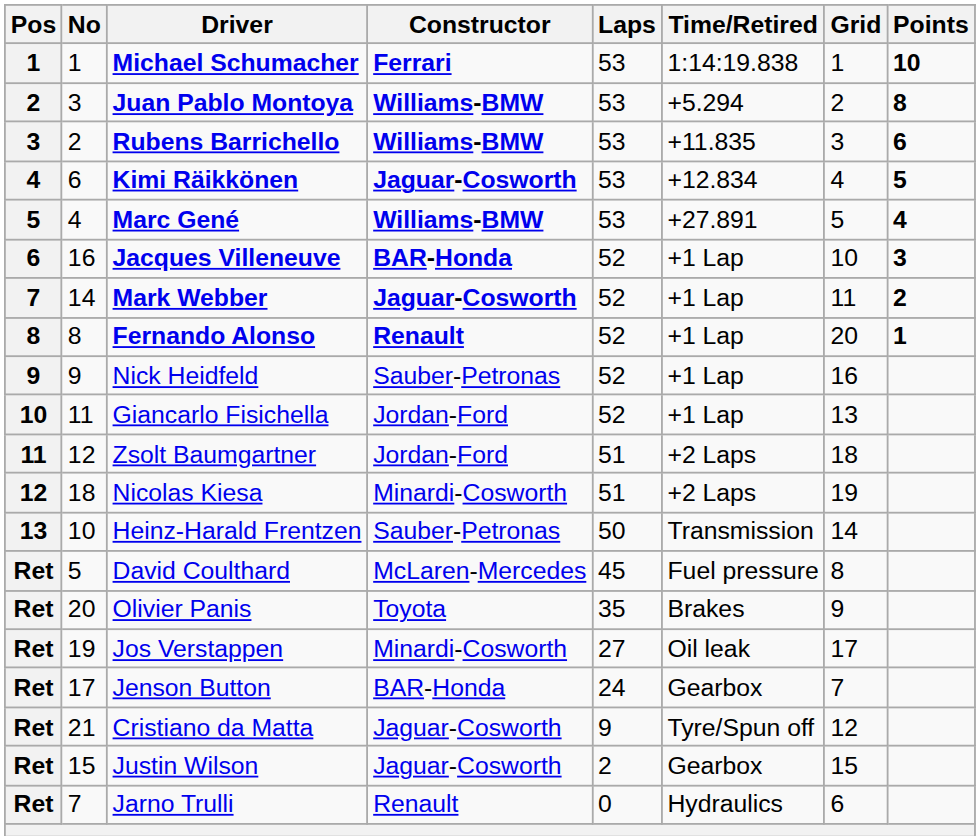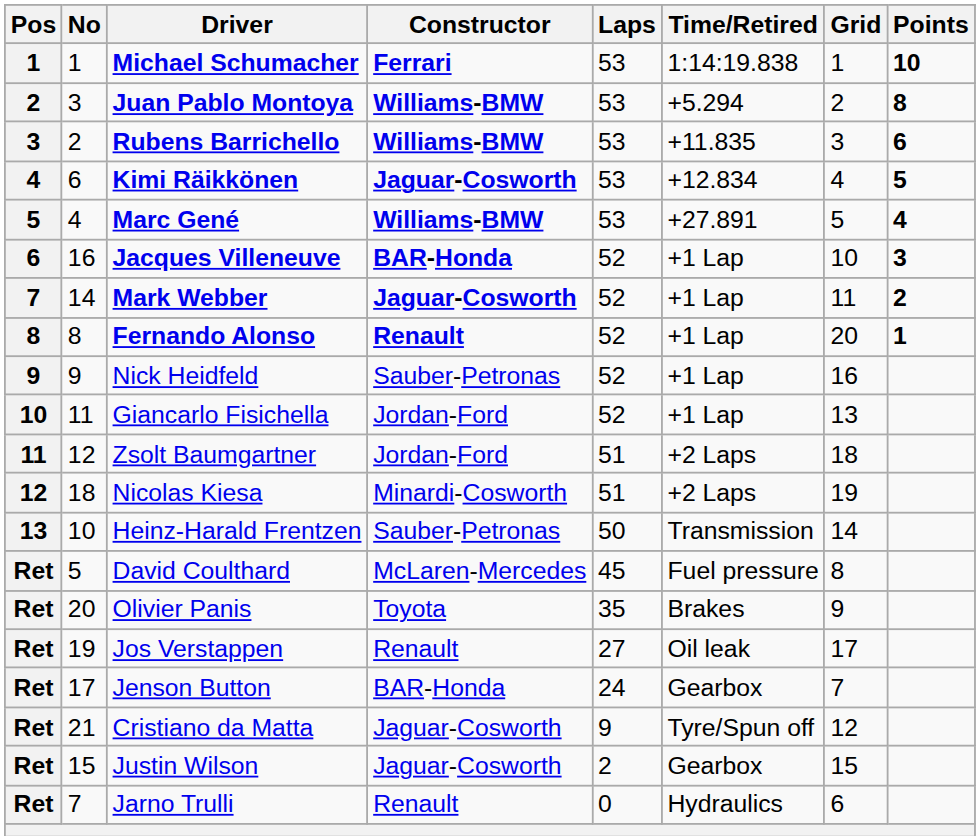(470, 648) Minardi-Cosworth -> (416, 648) Renault
